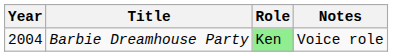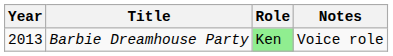(25, 40) 2004 -> (25, 40) 2013
